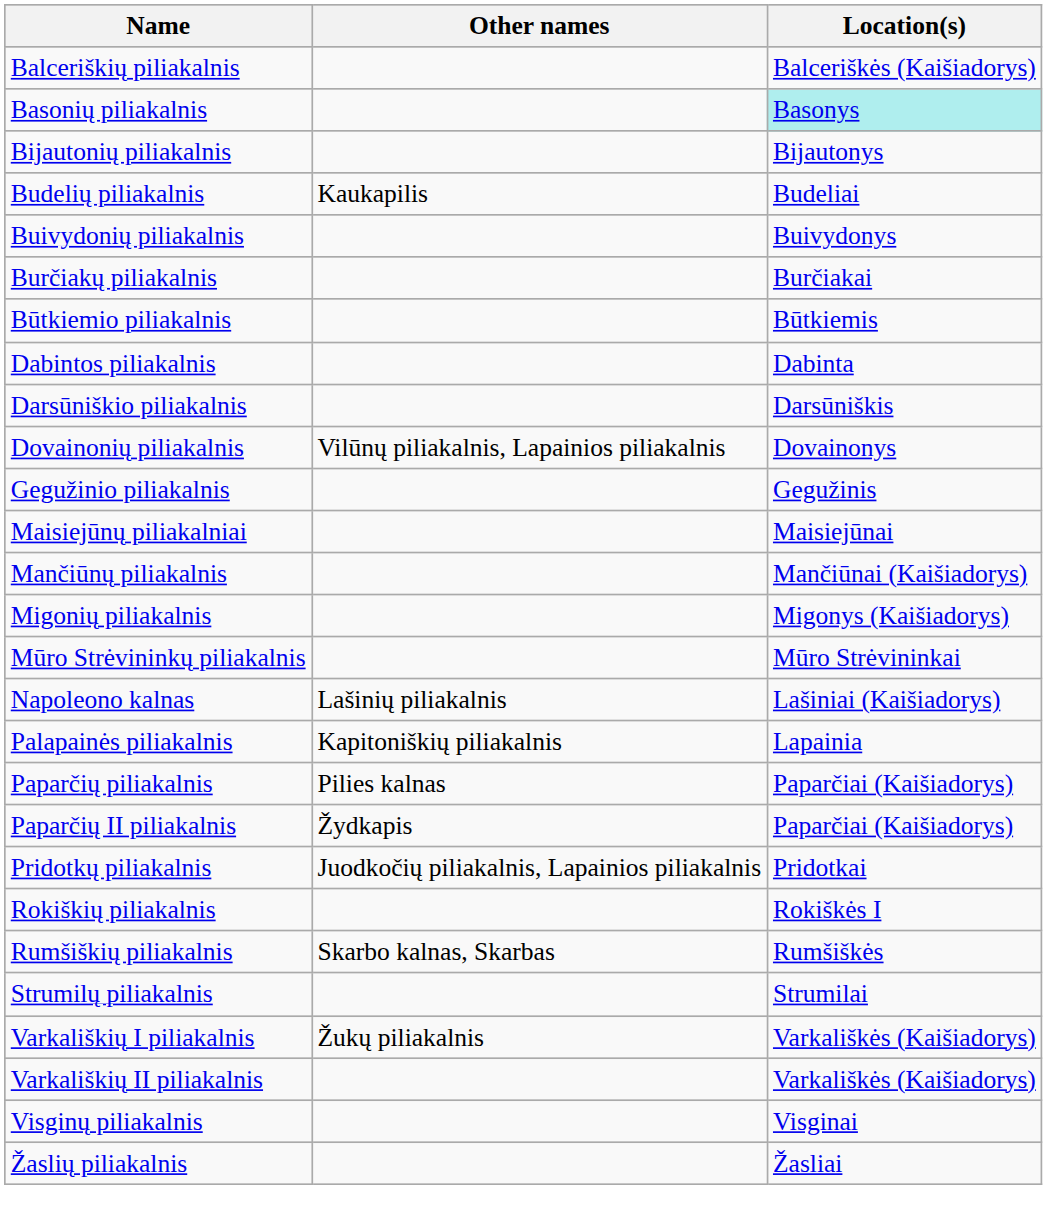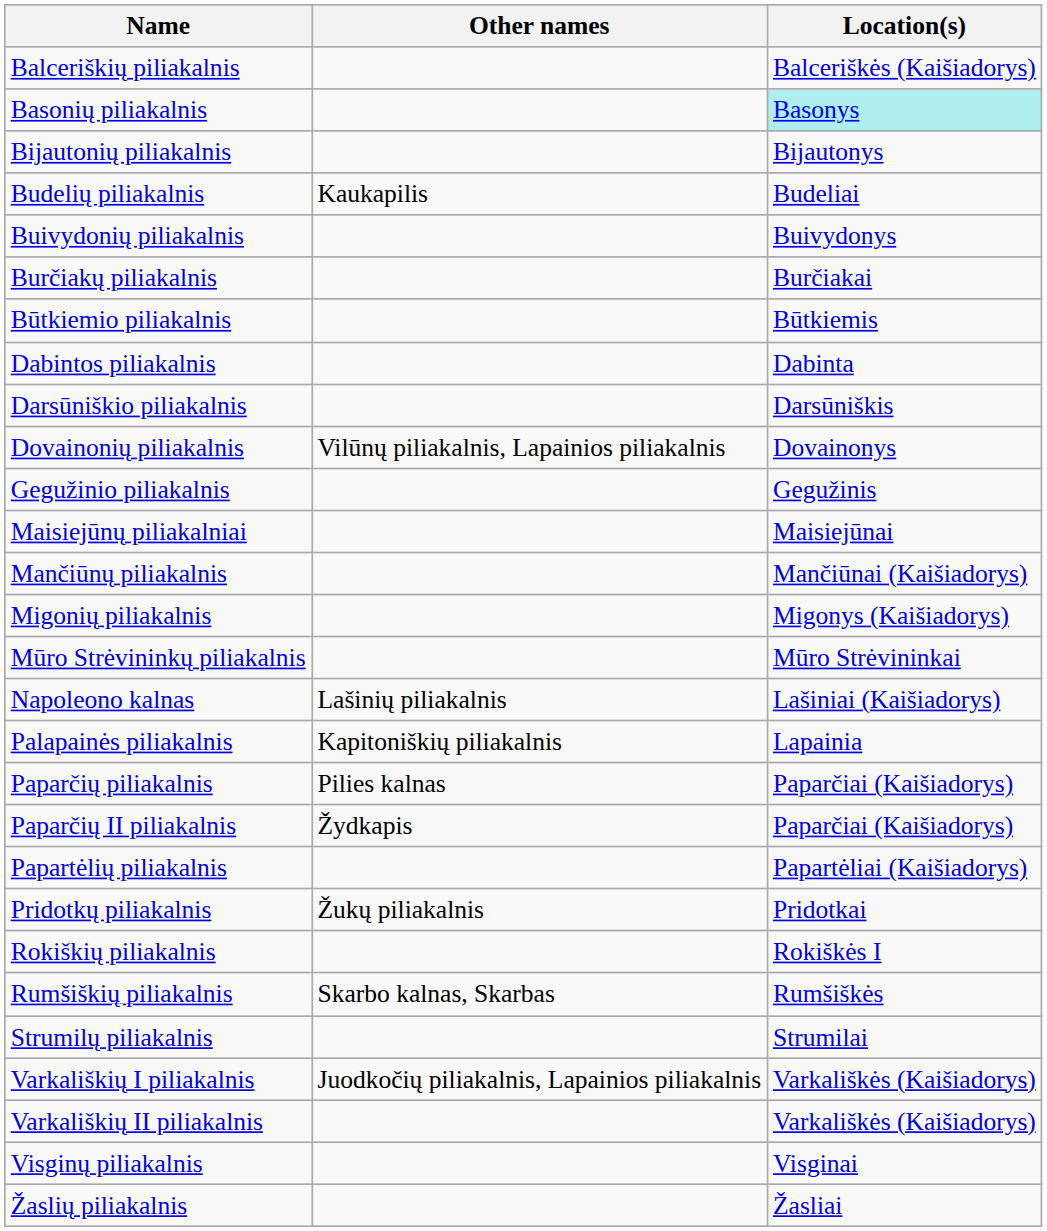+ row: (119, 867)
(539, 867) Juodkočių piliakalnis, Lapainios piliakalnis -> (401, 909) Žukų piliakalnis
(401, 1036) Žukų piliakalnis -> (539, 1078) Juodkočių piliakalnis, Lapainios piliakalnis
